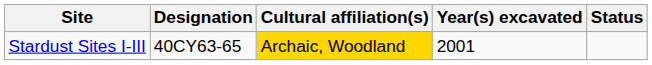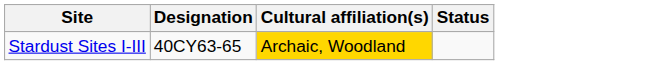- column: (510, 18)
